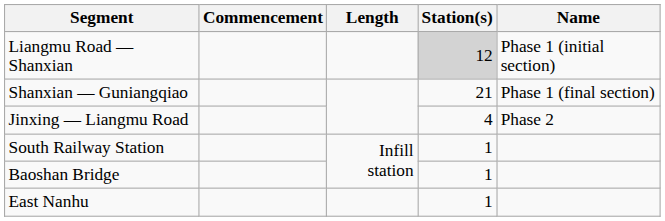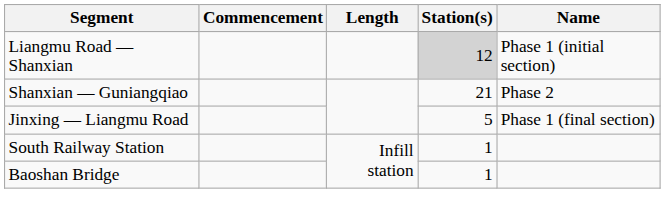(578, 92) Phase 1 (final section) -> (527, 92) Phase 2
(488, 119) 4 -> (488, 119) 5
(527, 119) Phase 2 -> (578, 119) Phase 1 (final section)
- row: (49, 202)
